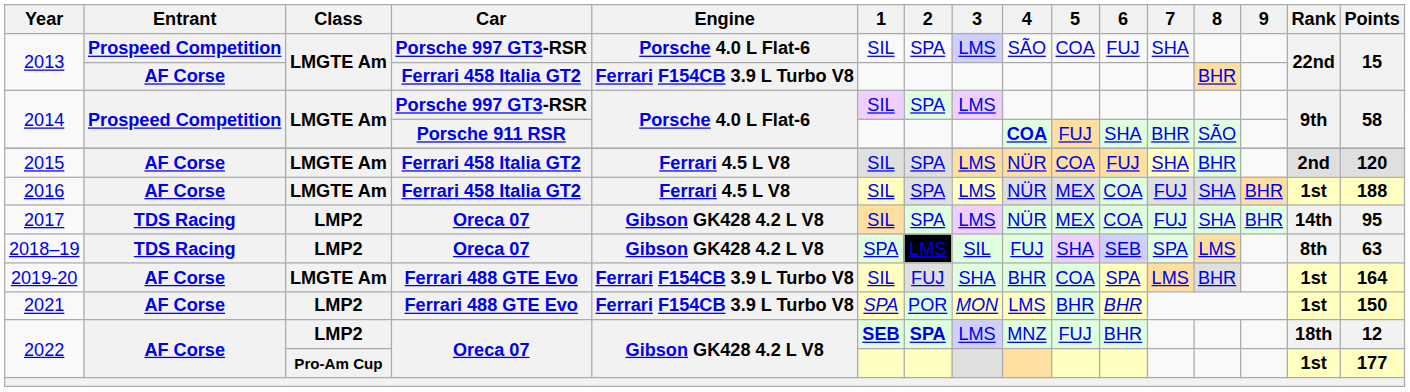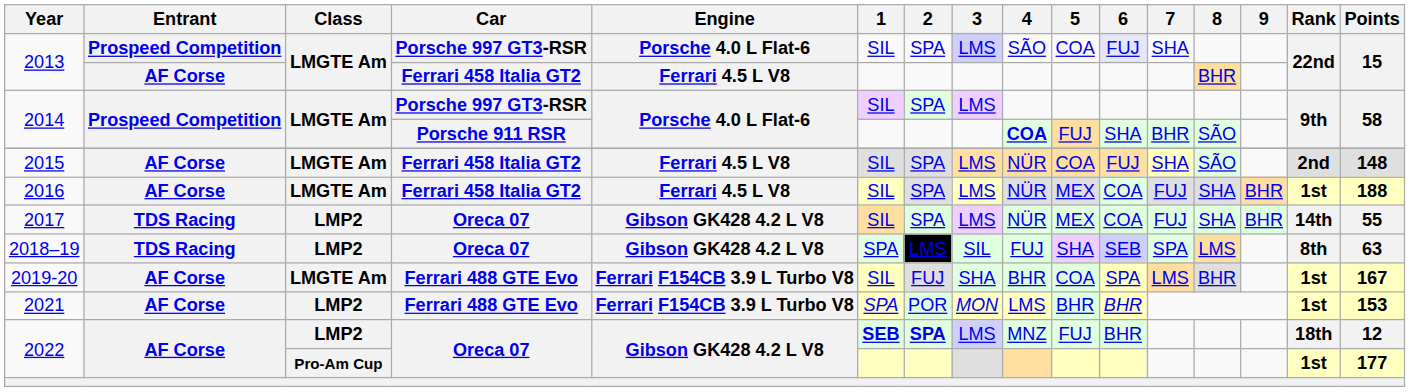(1123, 48) no background -> (1123, 48) lavender background
(725, 77) Ferrari F154CB 3.9 L Turbo V8 -> (725, 77) Ferrari 4.5 L V8
(1217, 163) BHR -> (1217, 163) SÃO
(1372, 163) 120 -> (1372, 163) 148
(1372, 220) 95 -> (1372, 220) 55
(1372, 277) 164 -> (1372, 277) 167
(1372, 306) 150 -> (1372, 306) 153
